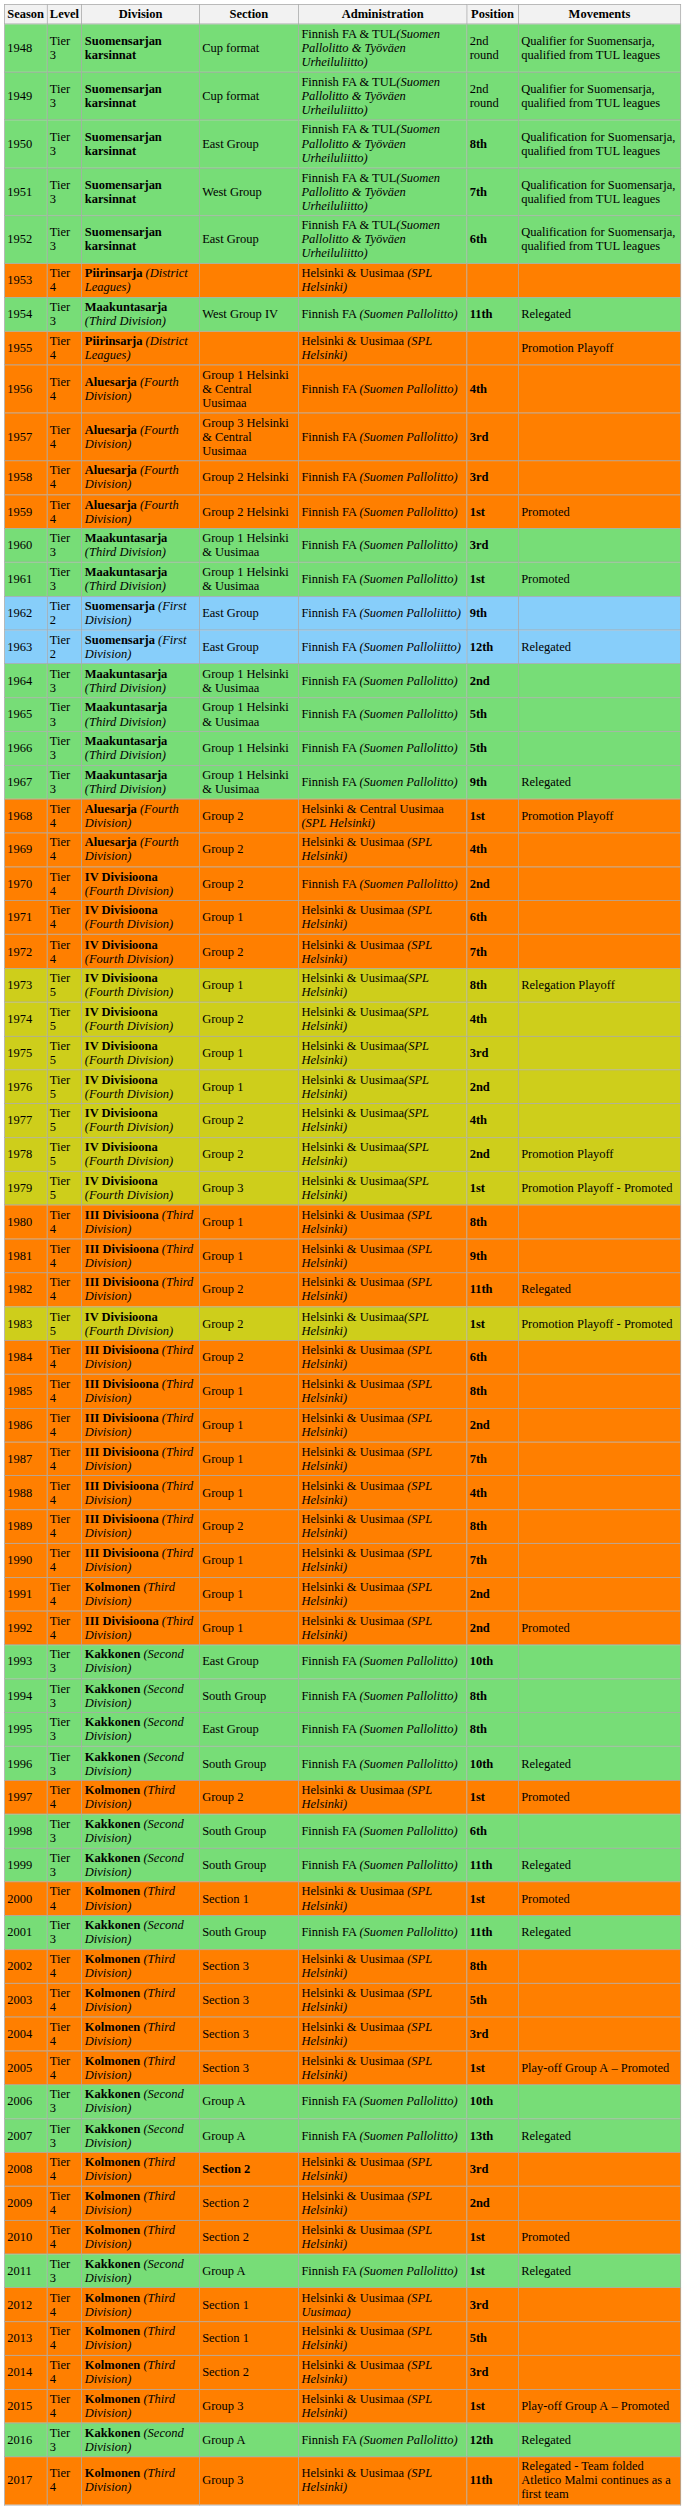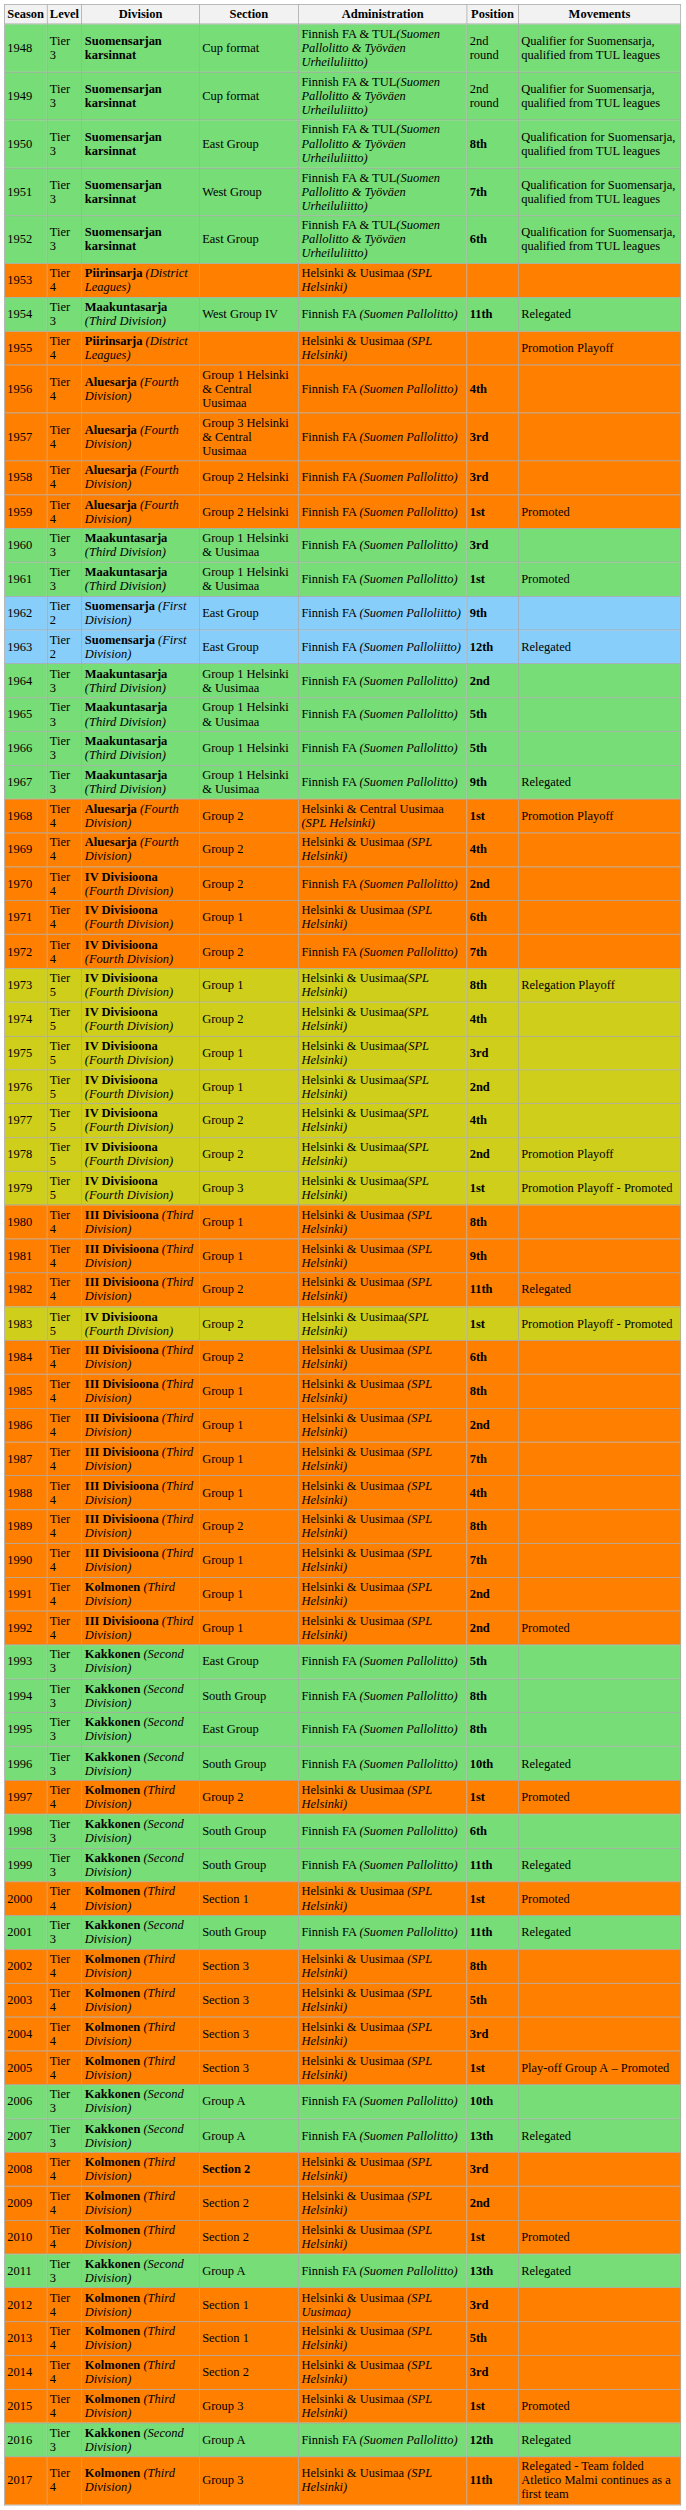(367, 951) Helsinki & Uusimaa (SPL Helsinki) -> (379, 951) Finnish FA (Suomen Pallolitto)
(481, 1661) 10th -> (478, 1661) 5th
(477, 2270) 1st -> (481, 2270) 13th
(595, 2406) Play-off Group A – Promoted -> (545, 2406) Promoted
